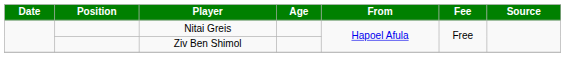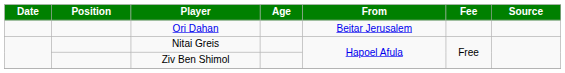+ row: (196, 28)
